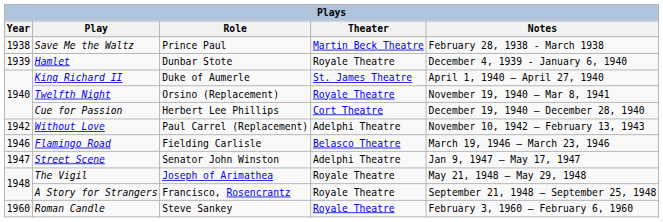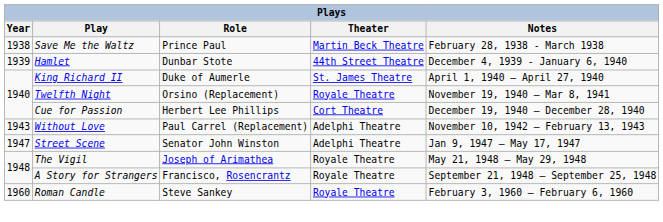(354, 61) Royale Theatre -> (368, 61) 44th Street Theatre
(18, 126) 1942 -> (18, 126) 1943
- row: (73, 143)
